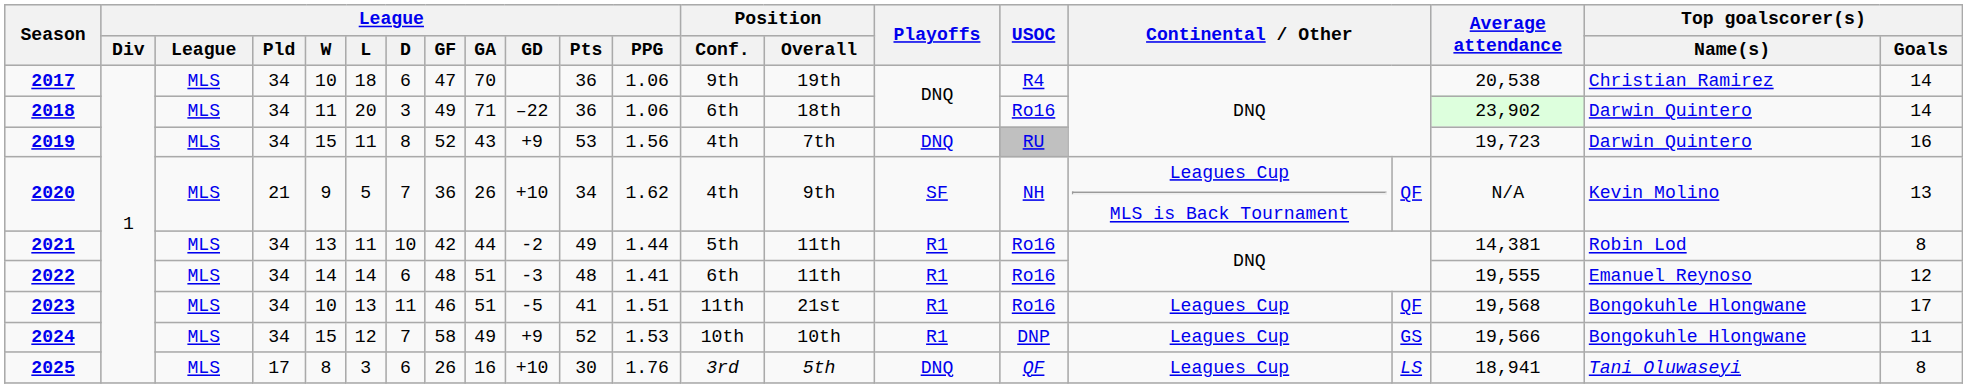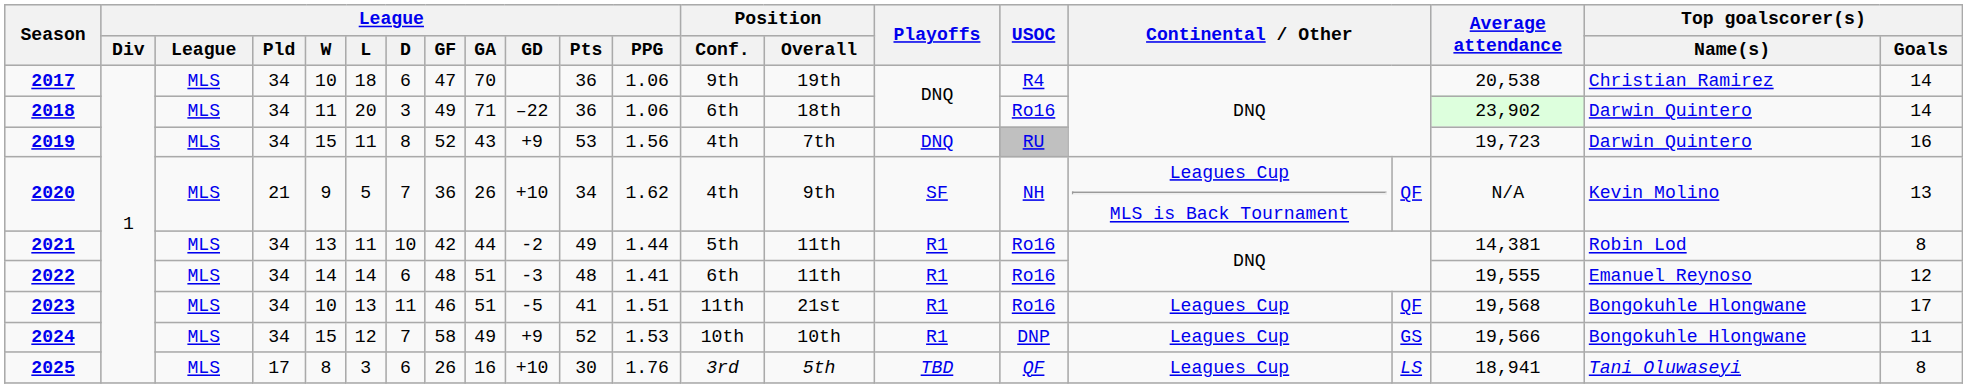(937, 367) DNQ -> (937, 367) TBD
